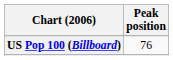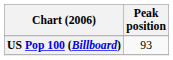(146, 45) 76 -> (146, 45) 93
